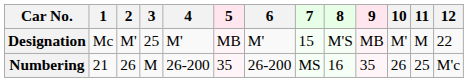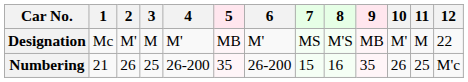(152, 41) 25 -> (151, 41) M
(306, 41) 15 -> (310, 41) MS
(151, 65) M -> (152, 65) 25
(310, 65) MS -> (306, 65) 15
